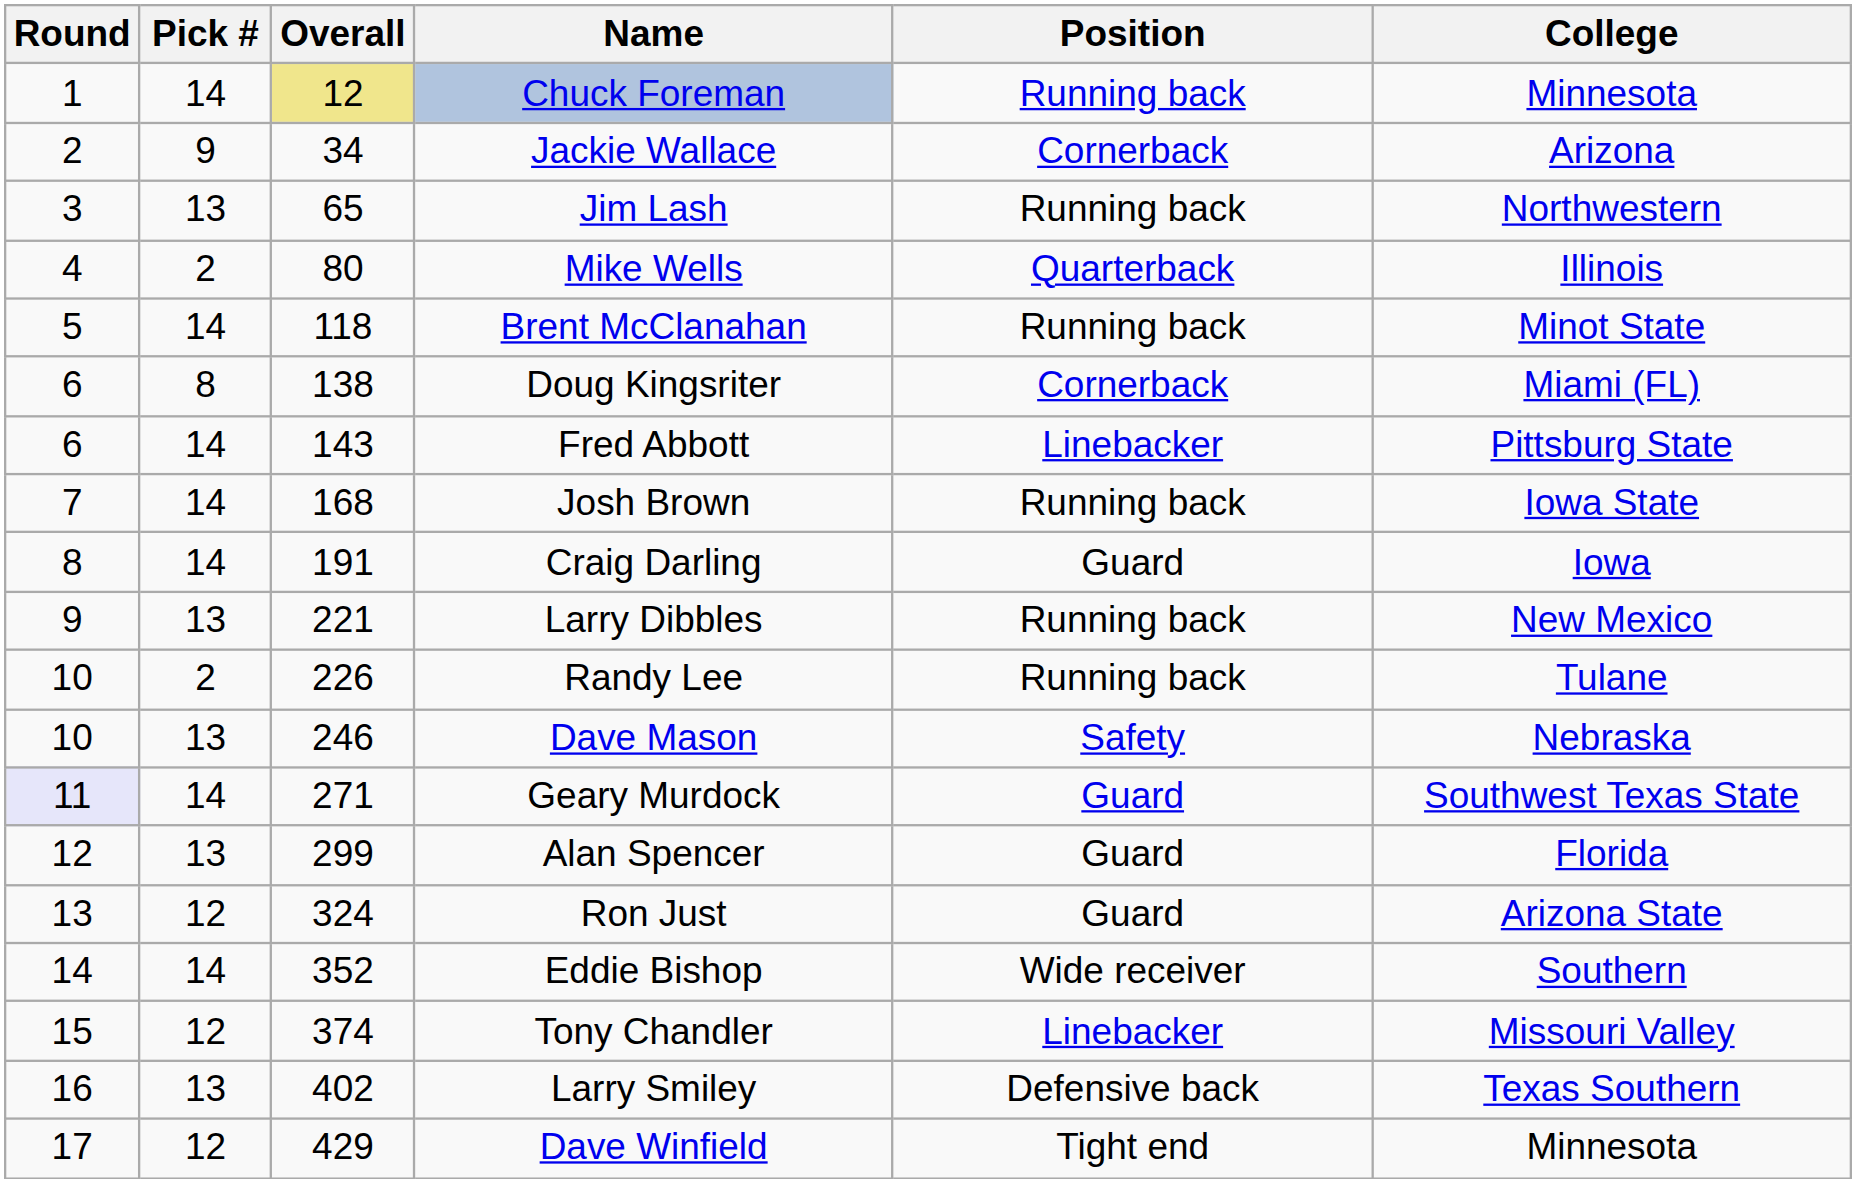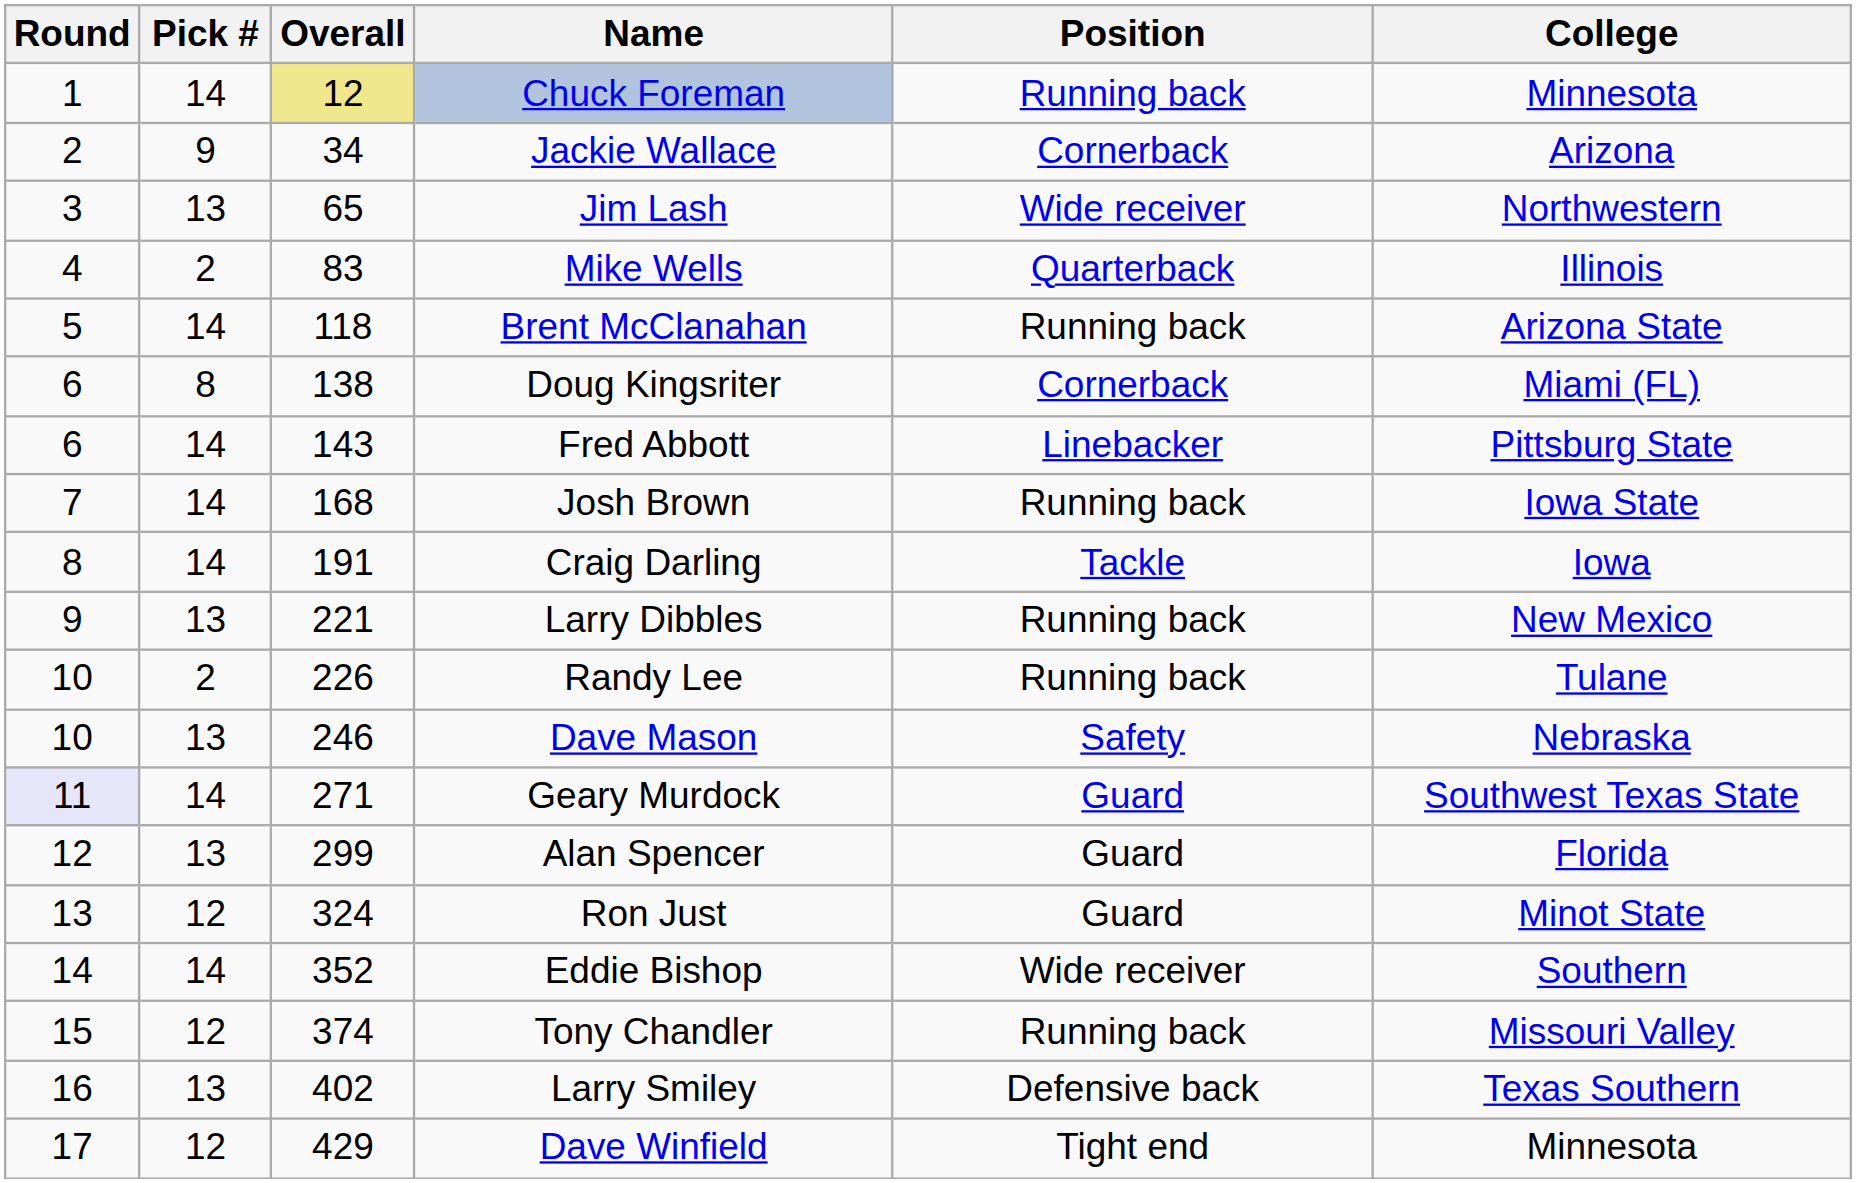(1133, 209) Running back -> (1133, 209) Wide receiver
(343, 268) 80 -> (343, 268) 83
(1612, 326) Minot State -> (1612, 326) Arizona State
(1133, 561) Guard -> (1133, 561) Tackle
(1612, 913) Arizona State -> (1612, 913) Minot State
(1133, 1030) Linebacker -> (1133, 1030) Running back
